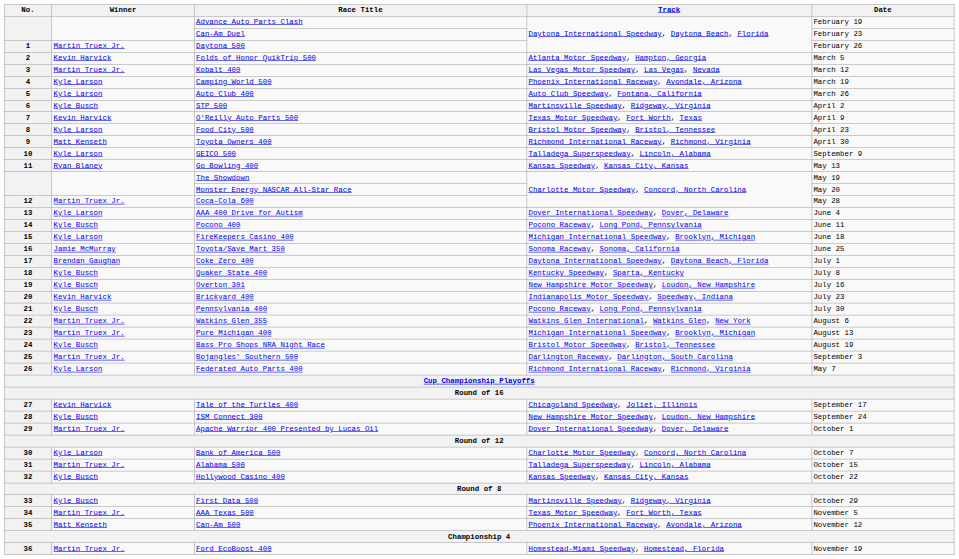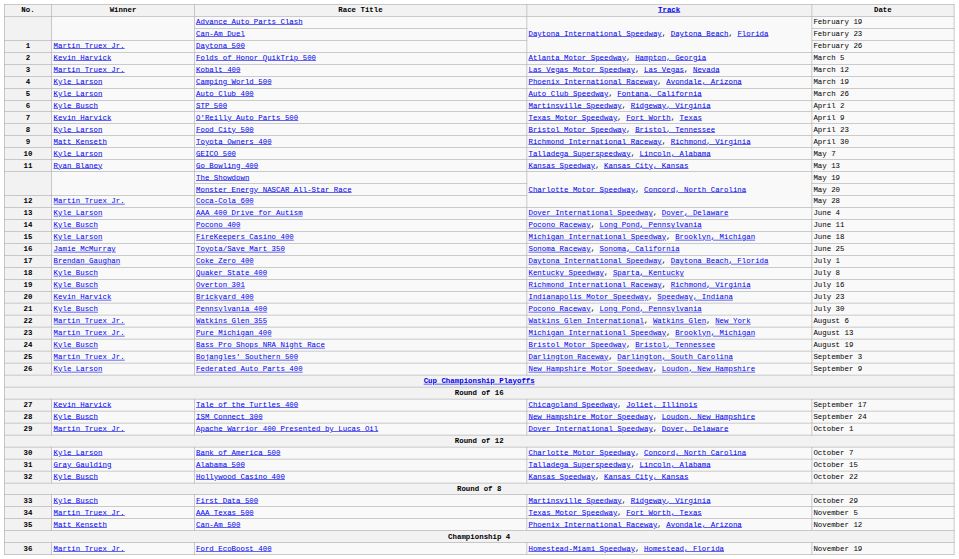(838, 154) September 9 -> (825, 154) May 7
(642, 286) New Hampshire Motor Speedway, Loudon, New Hampshire -> (640, 286) Richmond International Raceway, Richmond, Virginia
(640, 370) Richmond International Raceway, Richmond, Virginia -> (642, 370) New Hampshire Motor Speedway, Loudon, New Hampshire
(825, 370) May 7 -> (838, 370) September 9
(89, 465) Martin Truex Jr. -> (82, 465) Gray Gaulding
